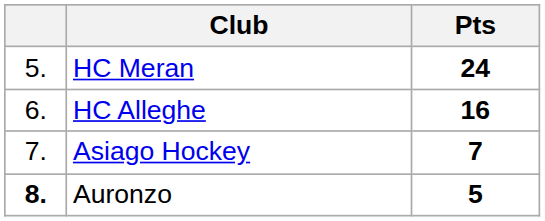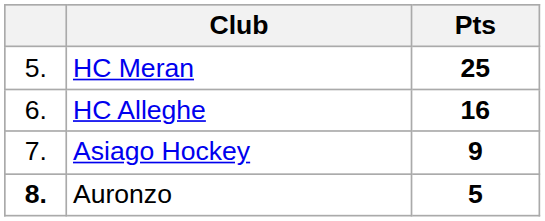(475, 67) 24 -> (475, 67) 25
(475, 151) 7 -> (475, 151) 9
